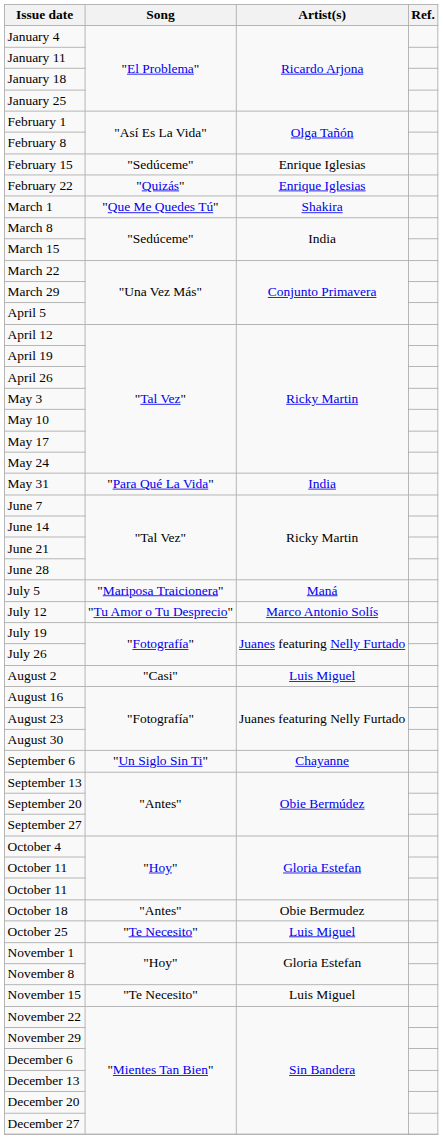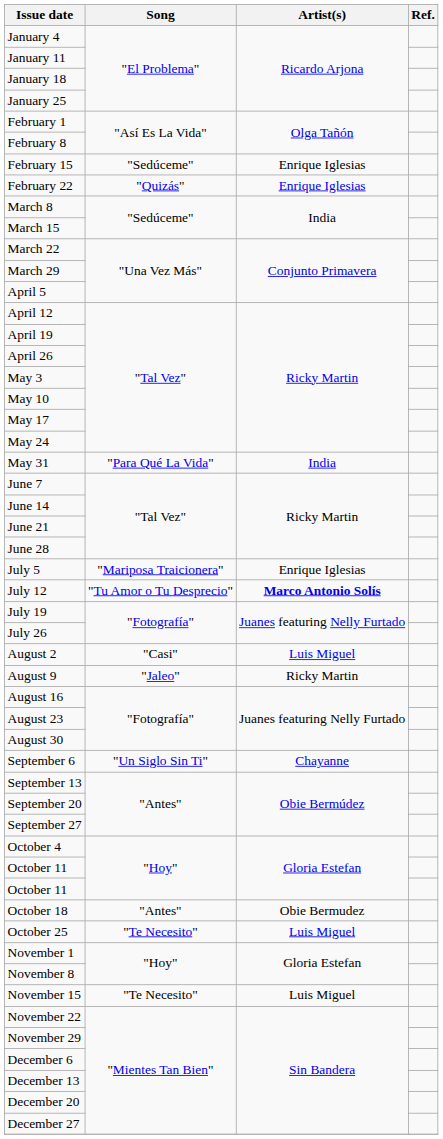- row: (30, 206)
(322, 590) Maná -> (322, 569) Enrique Iglesias
(322, 611) normal -> (322, 590) bold
+ row: (32, 675)
